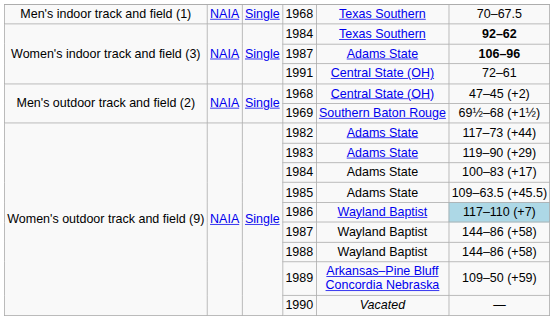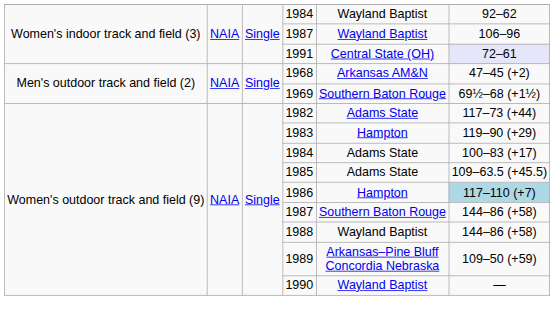- row: (106, 14)
(382, 34) Texas Southern -> (382, 14) Wayland Baptist
(499, 34) bold -> (499, 14) normal
(382, 53) Adams State -> (382, 34) Wayland Baptist
(499, 53) bold -> (499, 34) normal
(499, 73) no background -> (499, 53) lavender background
(382, 93) Central State (OH) -> (382, 73) Arkansas AM&N
(382, 152) Adams State -> (382, 133) Hampton
(382, 212) Wayland Baptist -> (382, 192) Hampton
(382, 232) Wayland Baptist -> (382, 212) Southern Baton Rouge
(382, 305) Vacated -> (382, 285) Wayland Baptist
